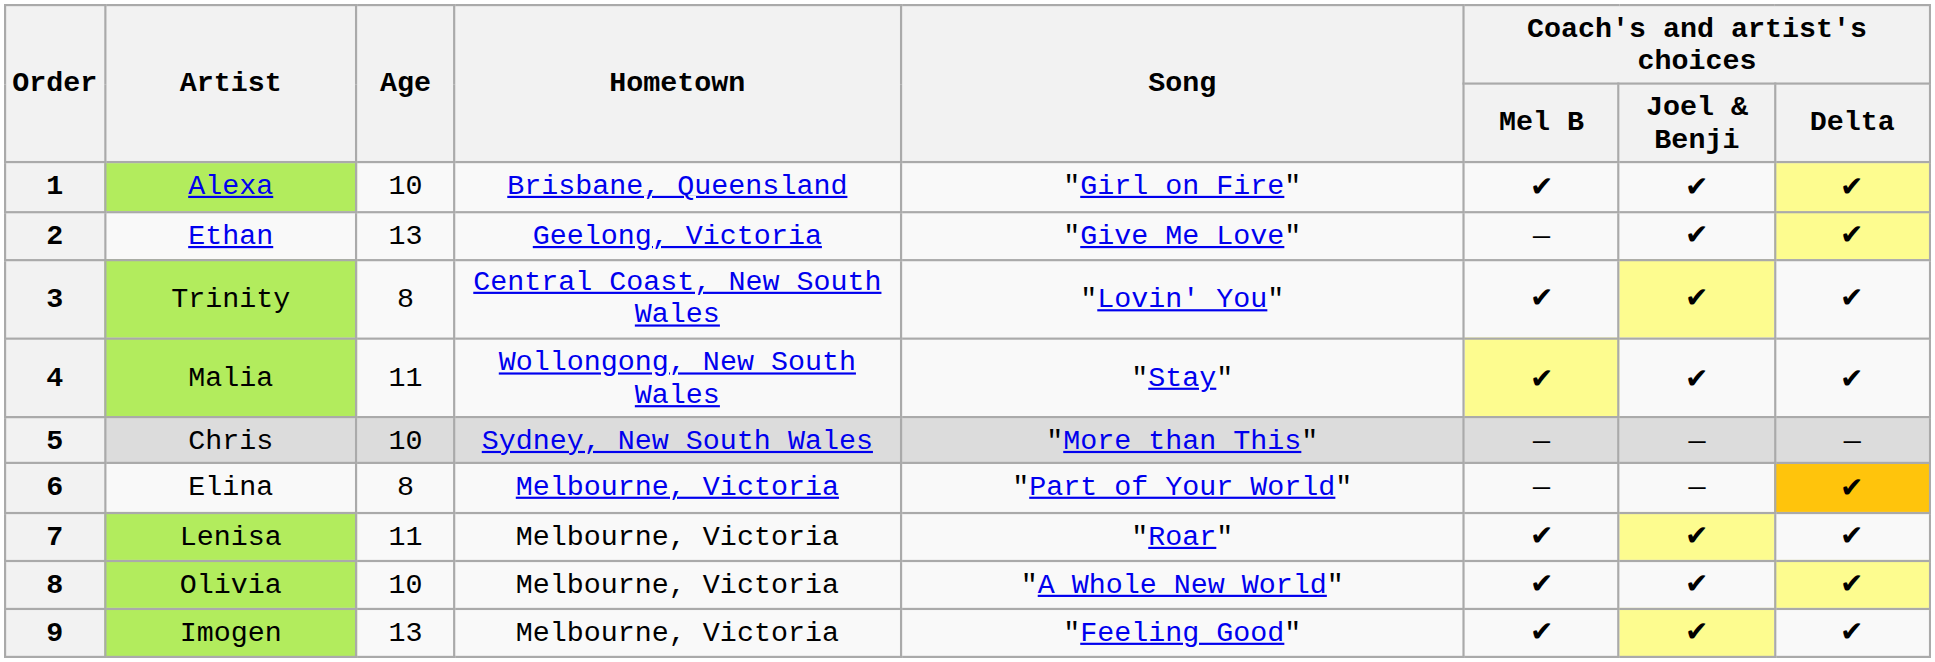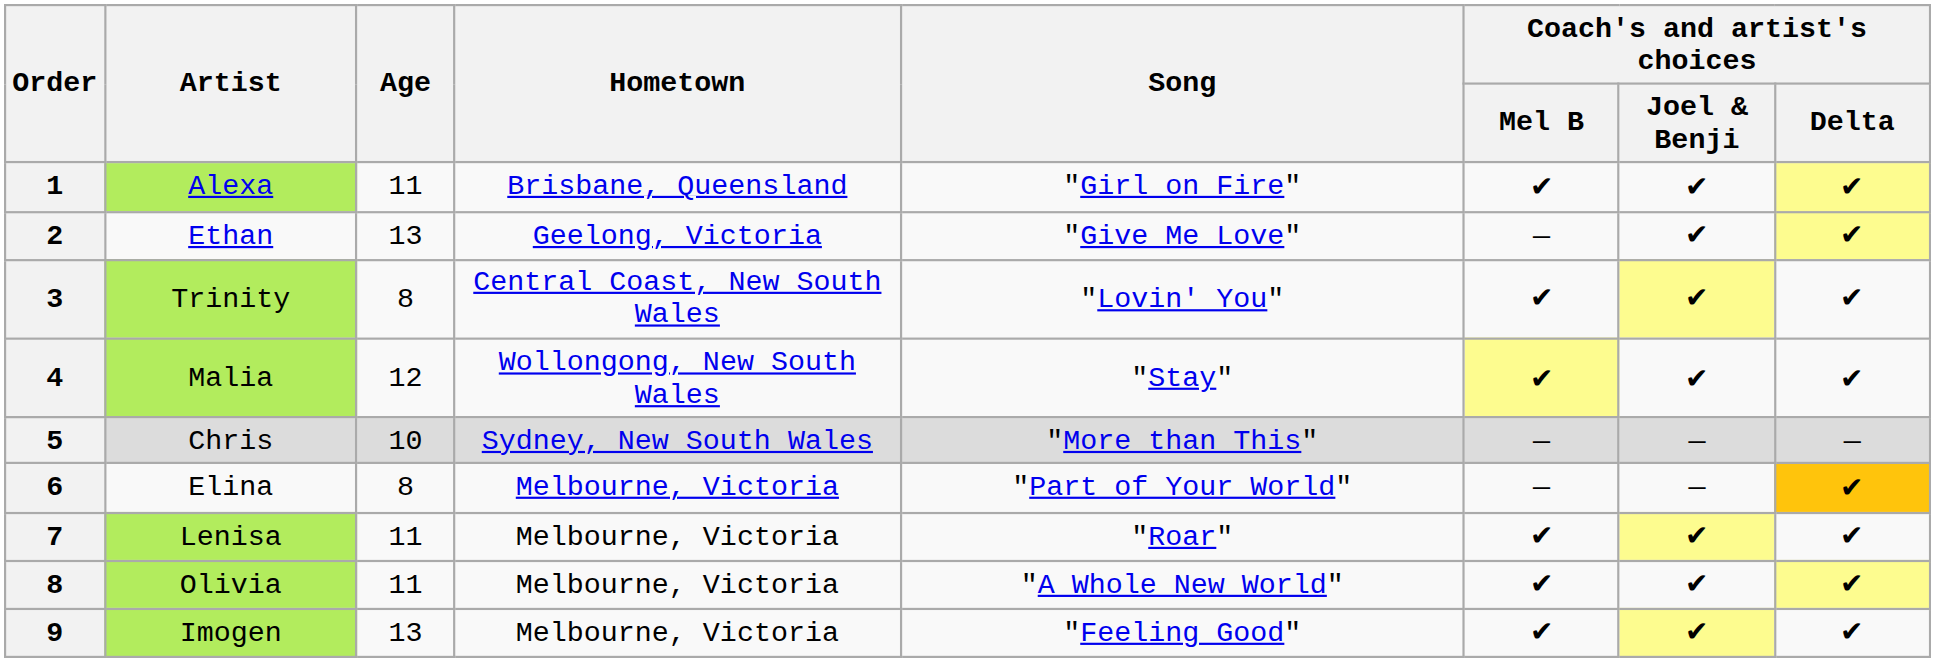(405, 187) 10 -> (405, 187) 11
(405, 378) 11 -> (405, 378) 12
(405, 584) 10 -> (405, 584) 11
